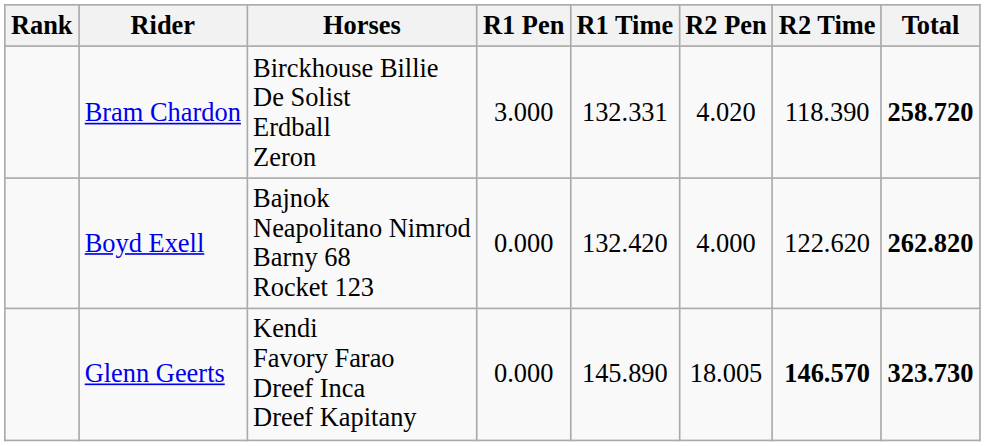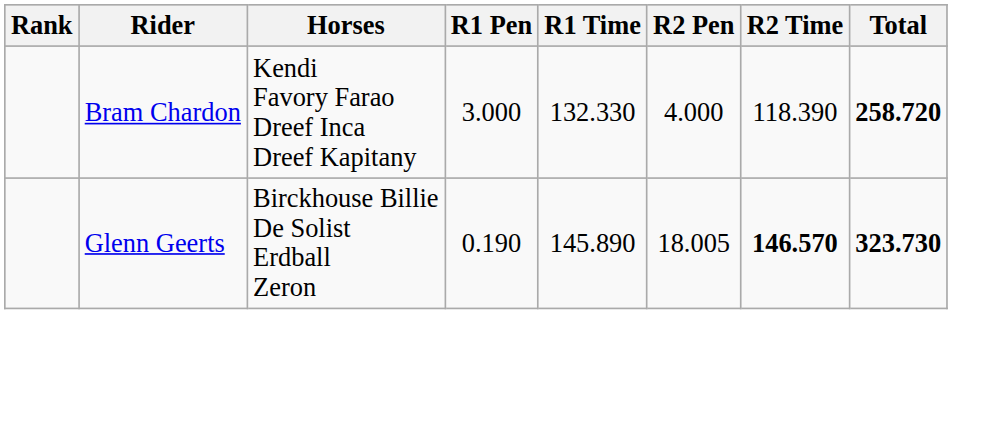(346, 111) Birckhouse Billie De Solist Erdball Zeron -> (335, 111) Kendi Favory Farao Dreef Inca Dreef Kapitany
(625, 111) 132.331 -> (593, 111) 132.330
(726, 111) 4.020 -> (694, 111) 4.000
- row: (144, 242)
(335, 373) Kendi Favory Farao Dreef Inca Dreef Kapitany -> (346, 242) Birckhouse Billie De Solist Erdball Zeron
(524, 373) 0.000 -> (491, 242) 0.190
